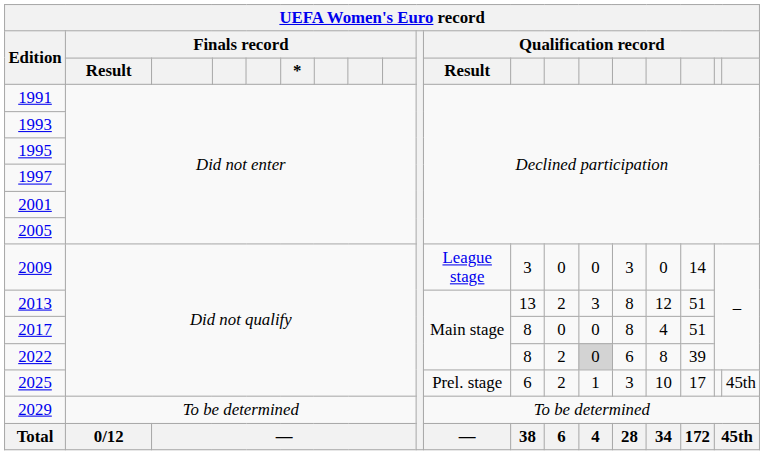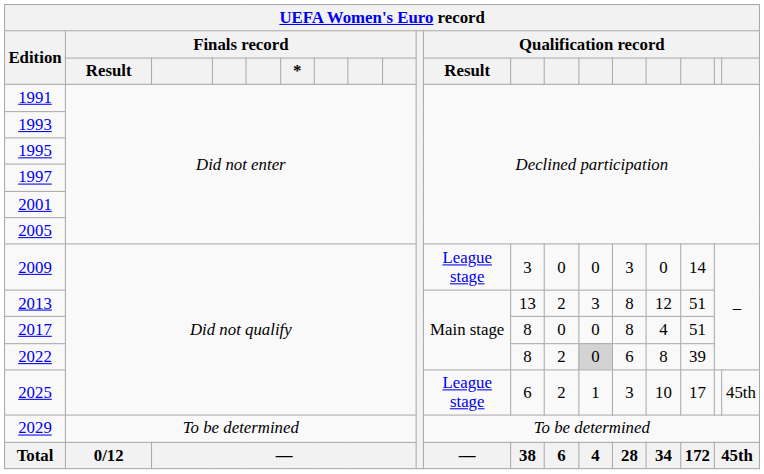(467, 383) Prel. stage -> (467, 392) League stage
